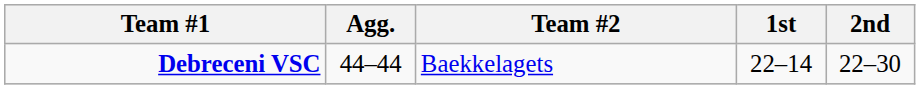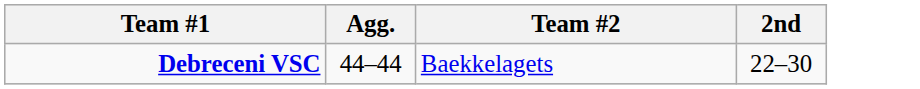- column: (781, 24)
